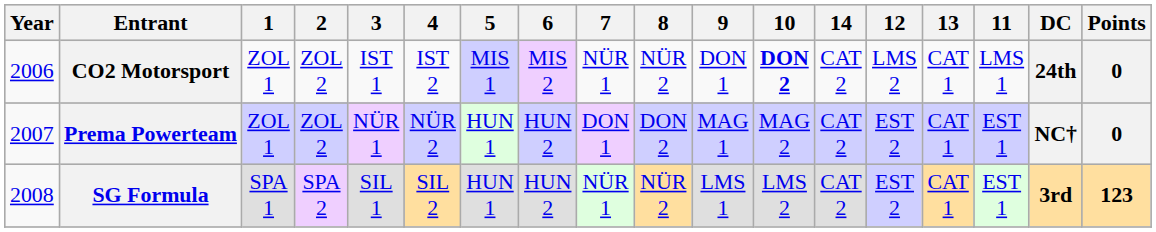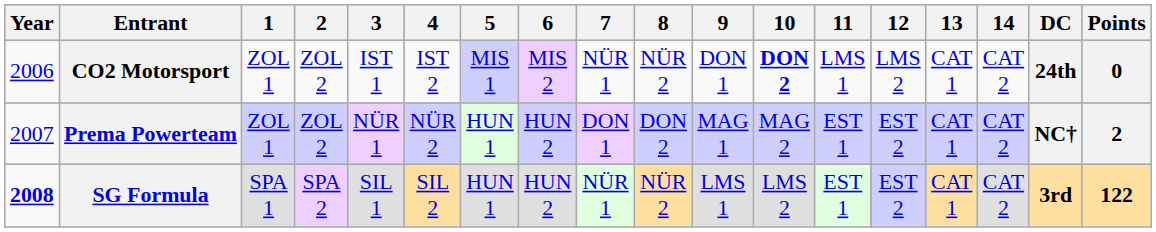columns swapped: (1002, 22) <-> (841, 22)
(1117, 133) 0 -> (1117, 133) 2
(32, 194) normal -> (32, 194) bold
(1117, 194) 123 -> (1117, 194) 122
